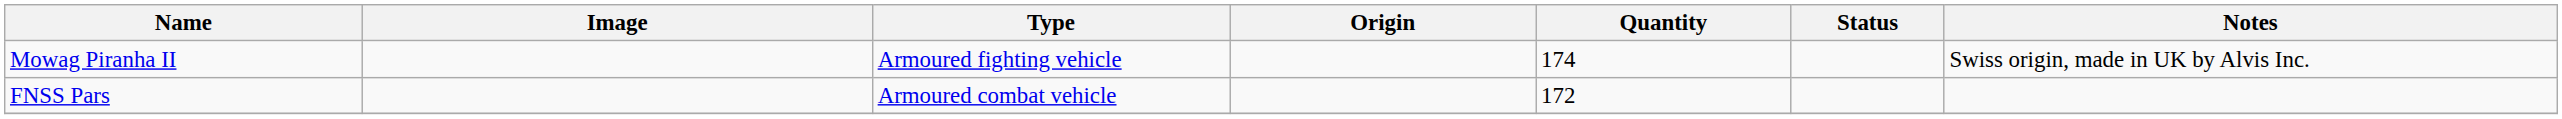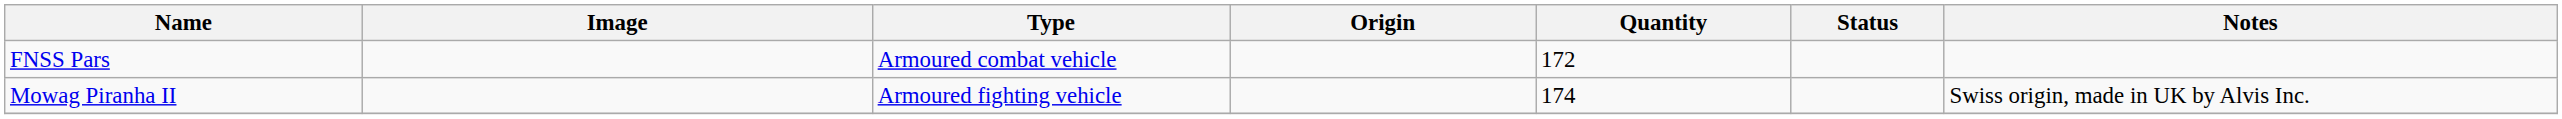rows swapped: (60, 95) <-> (93, 58)
